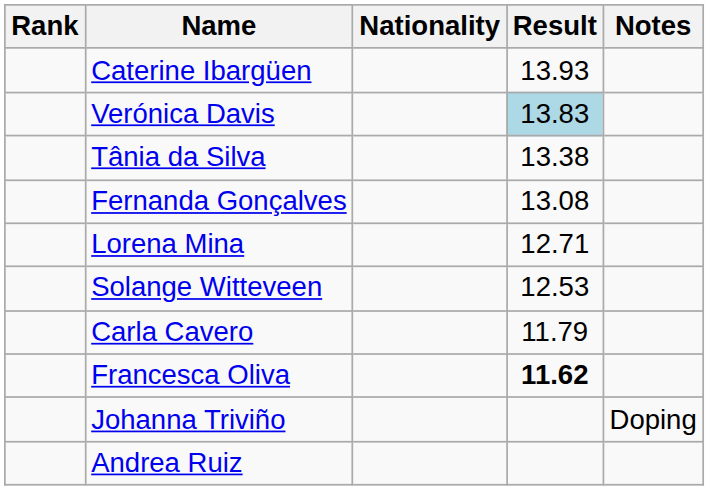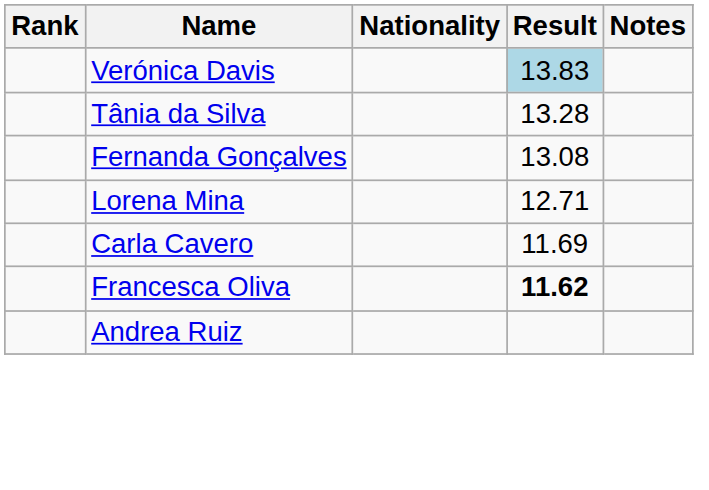- row: (201, 69)
(555, 157) 13.38 -> (555, 113) 13.28
- row: (207, 288)
(555, 331) 11.79 -> (555, 244) 11.69
- row: (188, 419)
